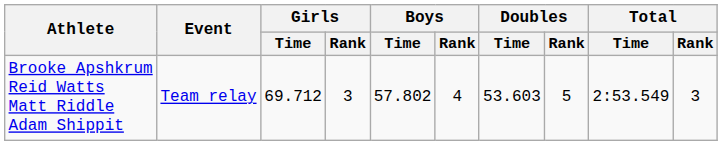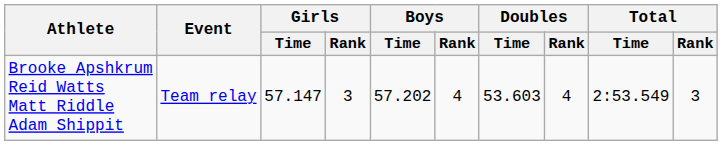(293, 97) 69.712 -> (293, 97) 57.147
(403, 97) 57.802 -> (403, 97) 57.202
(567, 97) 5 -> (567, 97) 4
